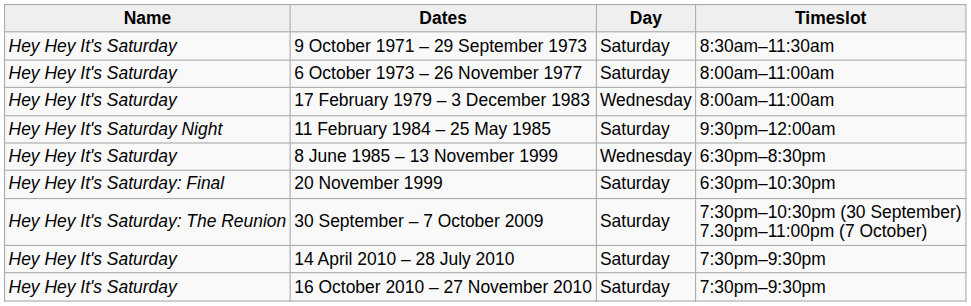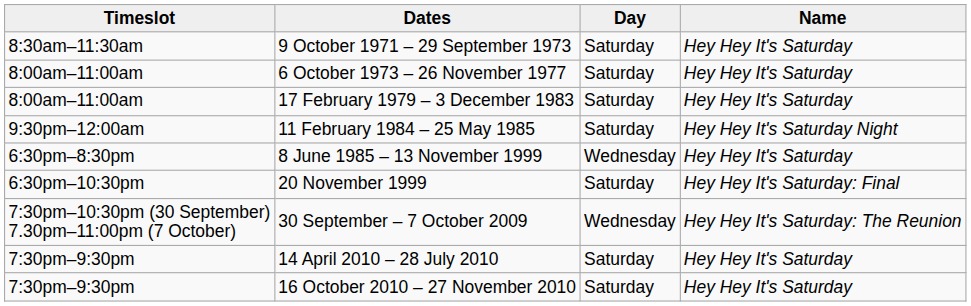columns swapped: (147, 18) <-> (831, 18)
(646, 101) Wednesday -> (619, 101) Saturday
(635, 221) Saturday -> (630, 221) Wednesday
